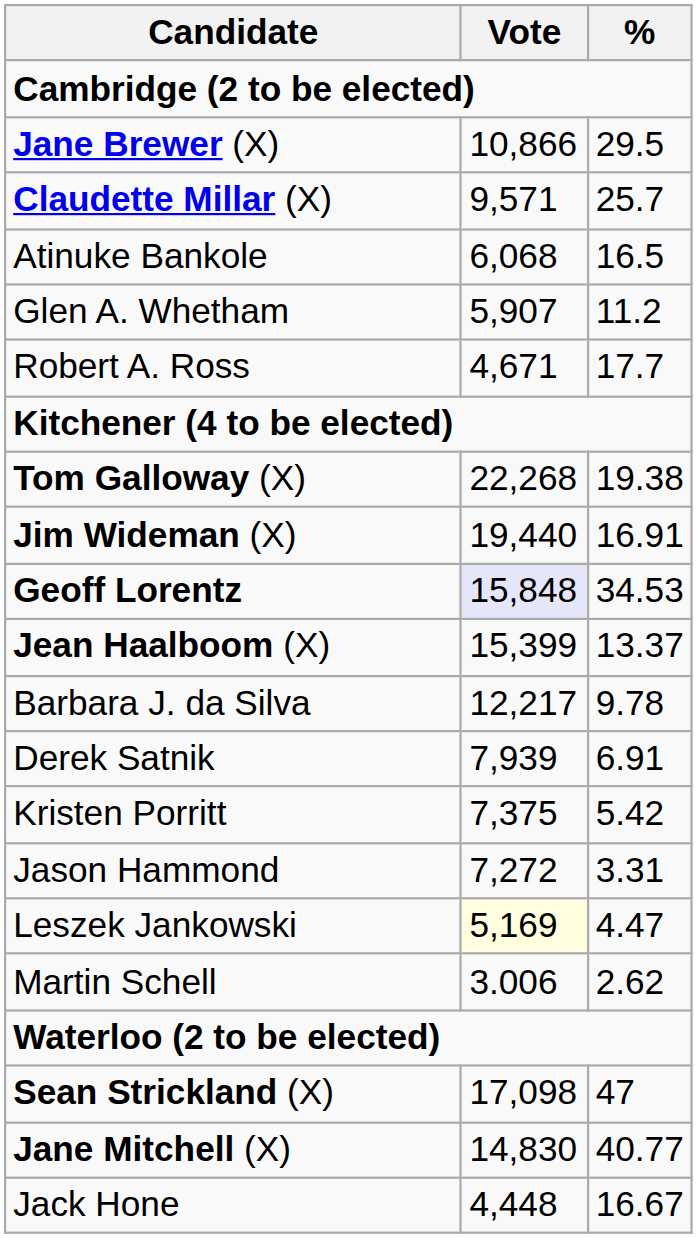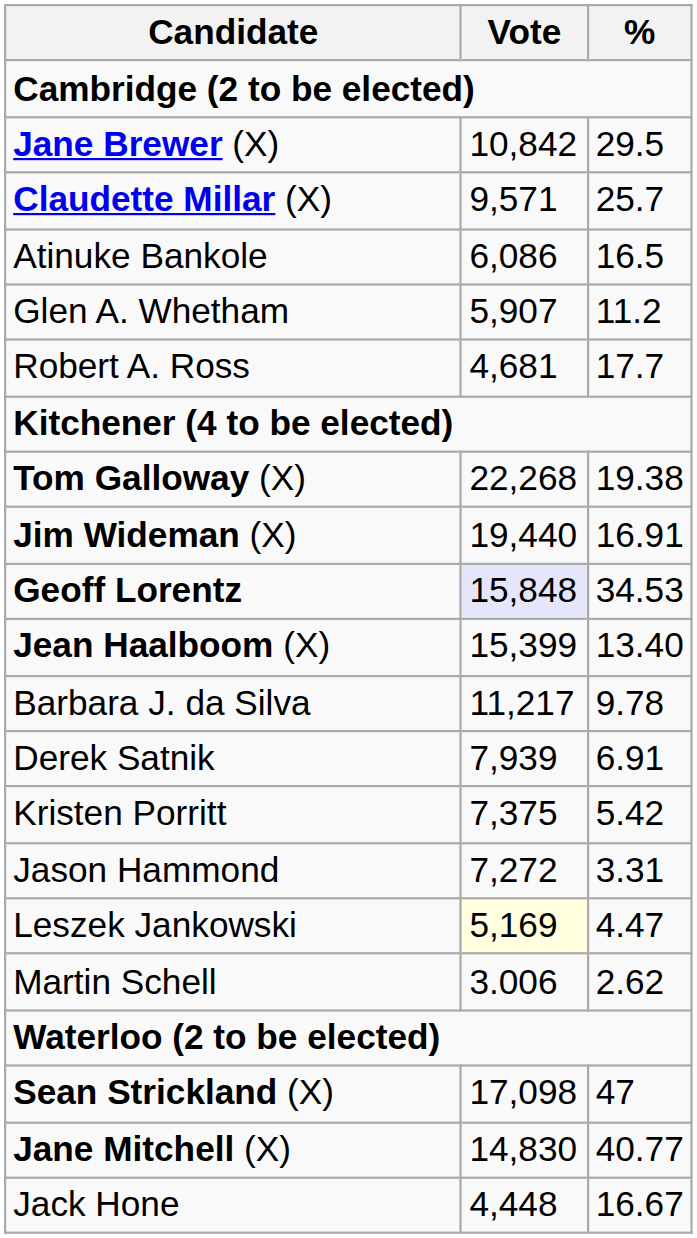(523, 144) 10,866 -> (523, 144) 10,842
(513, 255) 6,068 -> (513, 255) 6,086
(513, 367) 4,671 -> (513, 367) 4,681
(640, 646) 13.37 -> (640, 646) 13.40
(523, 702) 12,217 -> (522, 702) 11,217
